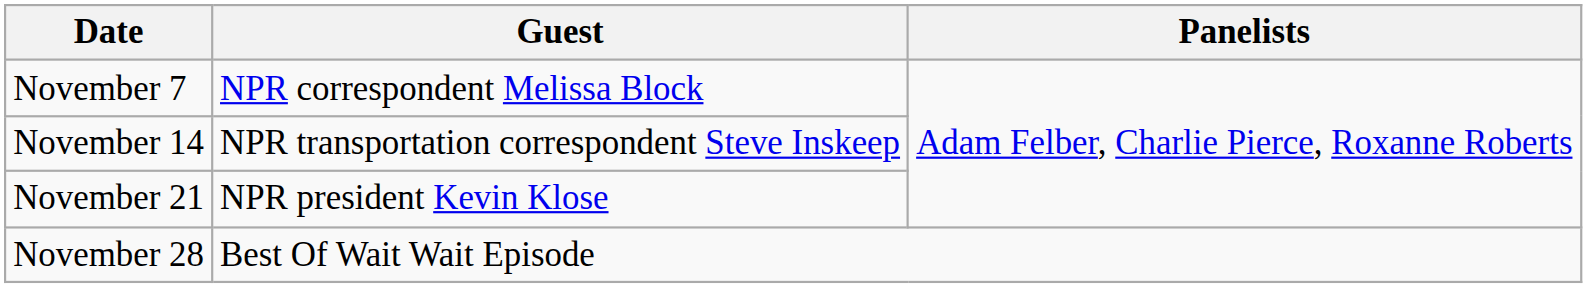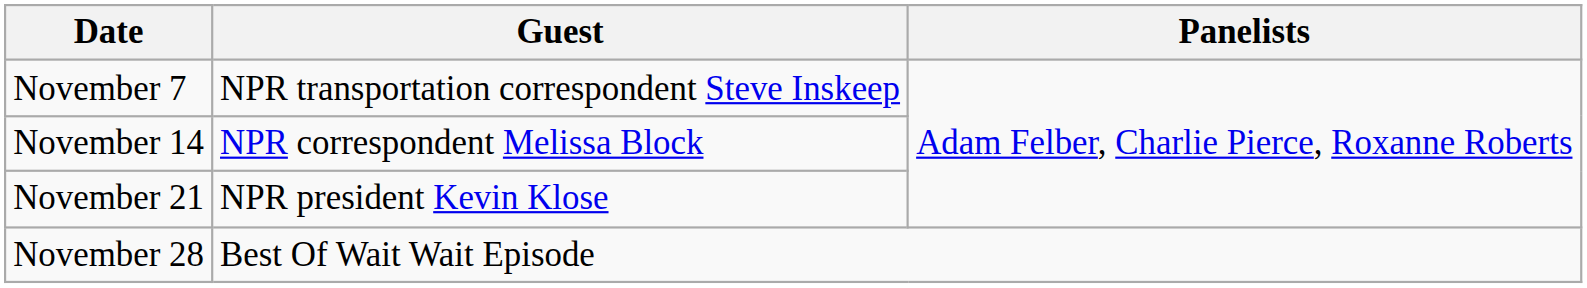(462, 87) NPR correspondent Melissa Block -> (560, 87) NPR transportation correspondent Steve Inskeep
(560, 142) NPR transportation correspondent Steve Inskeep -> (462, 142) NPR correspondent Melissa Block
